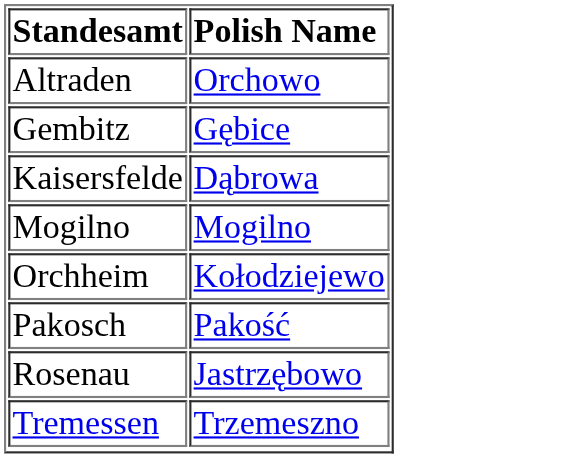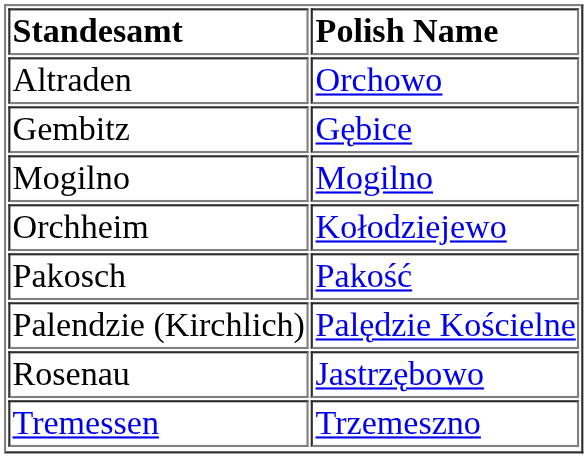- row: (98, 178)
+ row: (159, 325)
